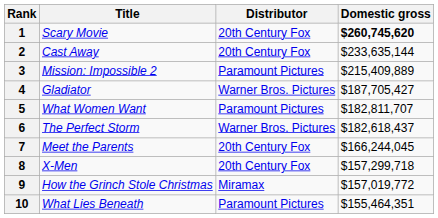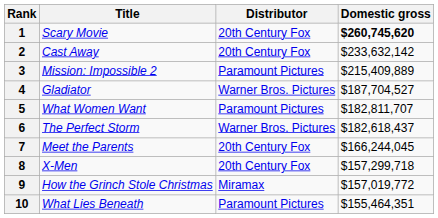(377, 52) $233,635,144 -> (377, 52) $233,632,142
(377, 90) $187,705,427 -> (377, 90) $187,704,527
